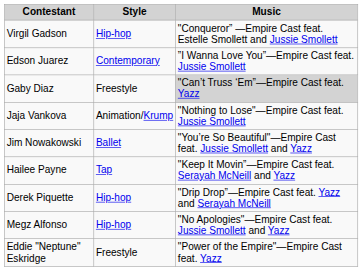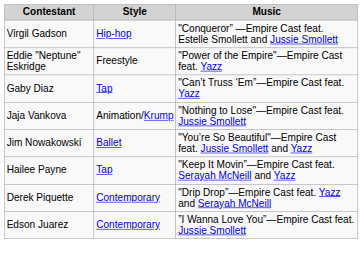rows swapped: (44, 252) <-> (37, 61)
(117, 88) Freestyle -> (104, 88) Tap
(261, 88) lightgrey background -> (261, 88) no background
(114, 198) Hip-hop -> (128, 198) Contemporary
- row: (37, 225)
